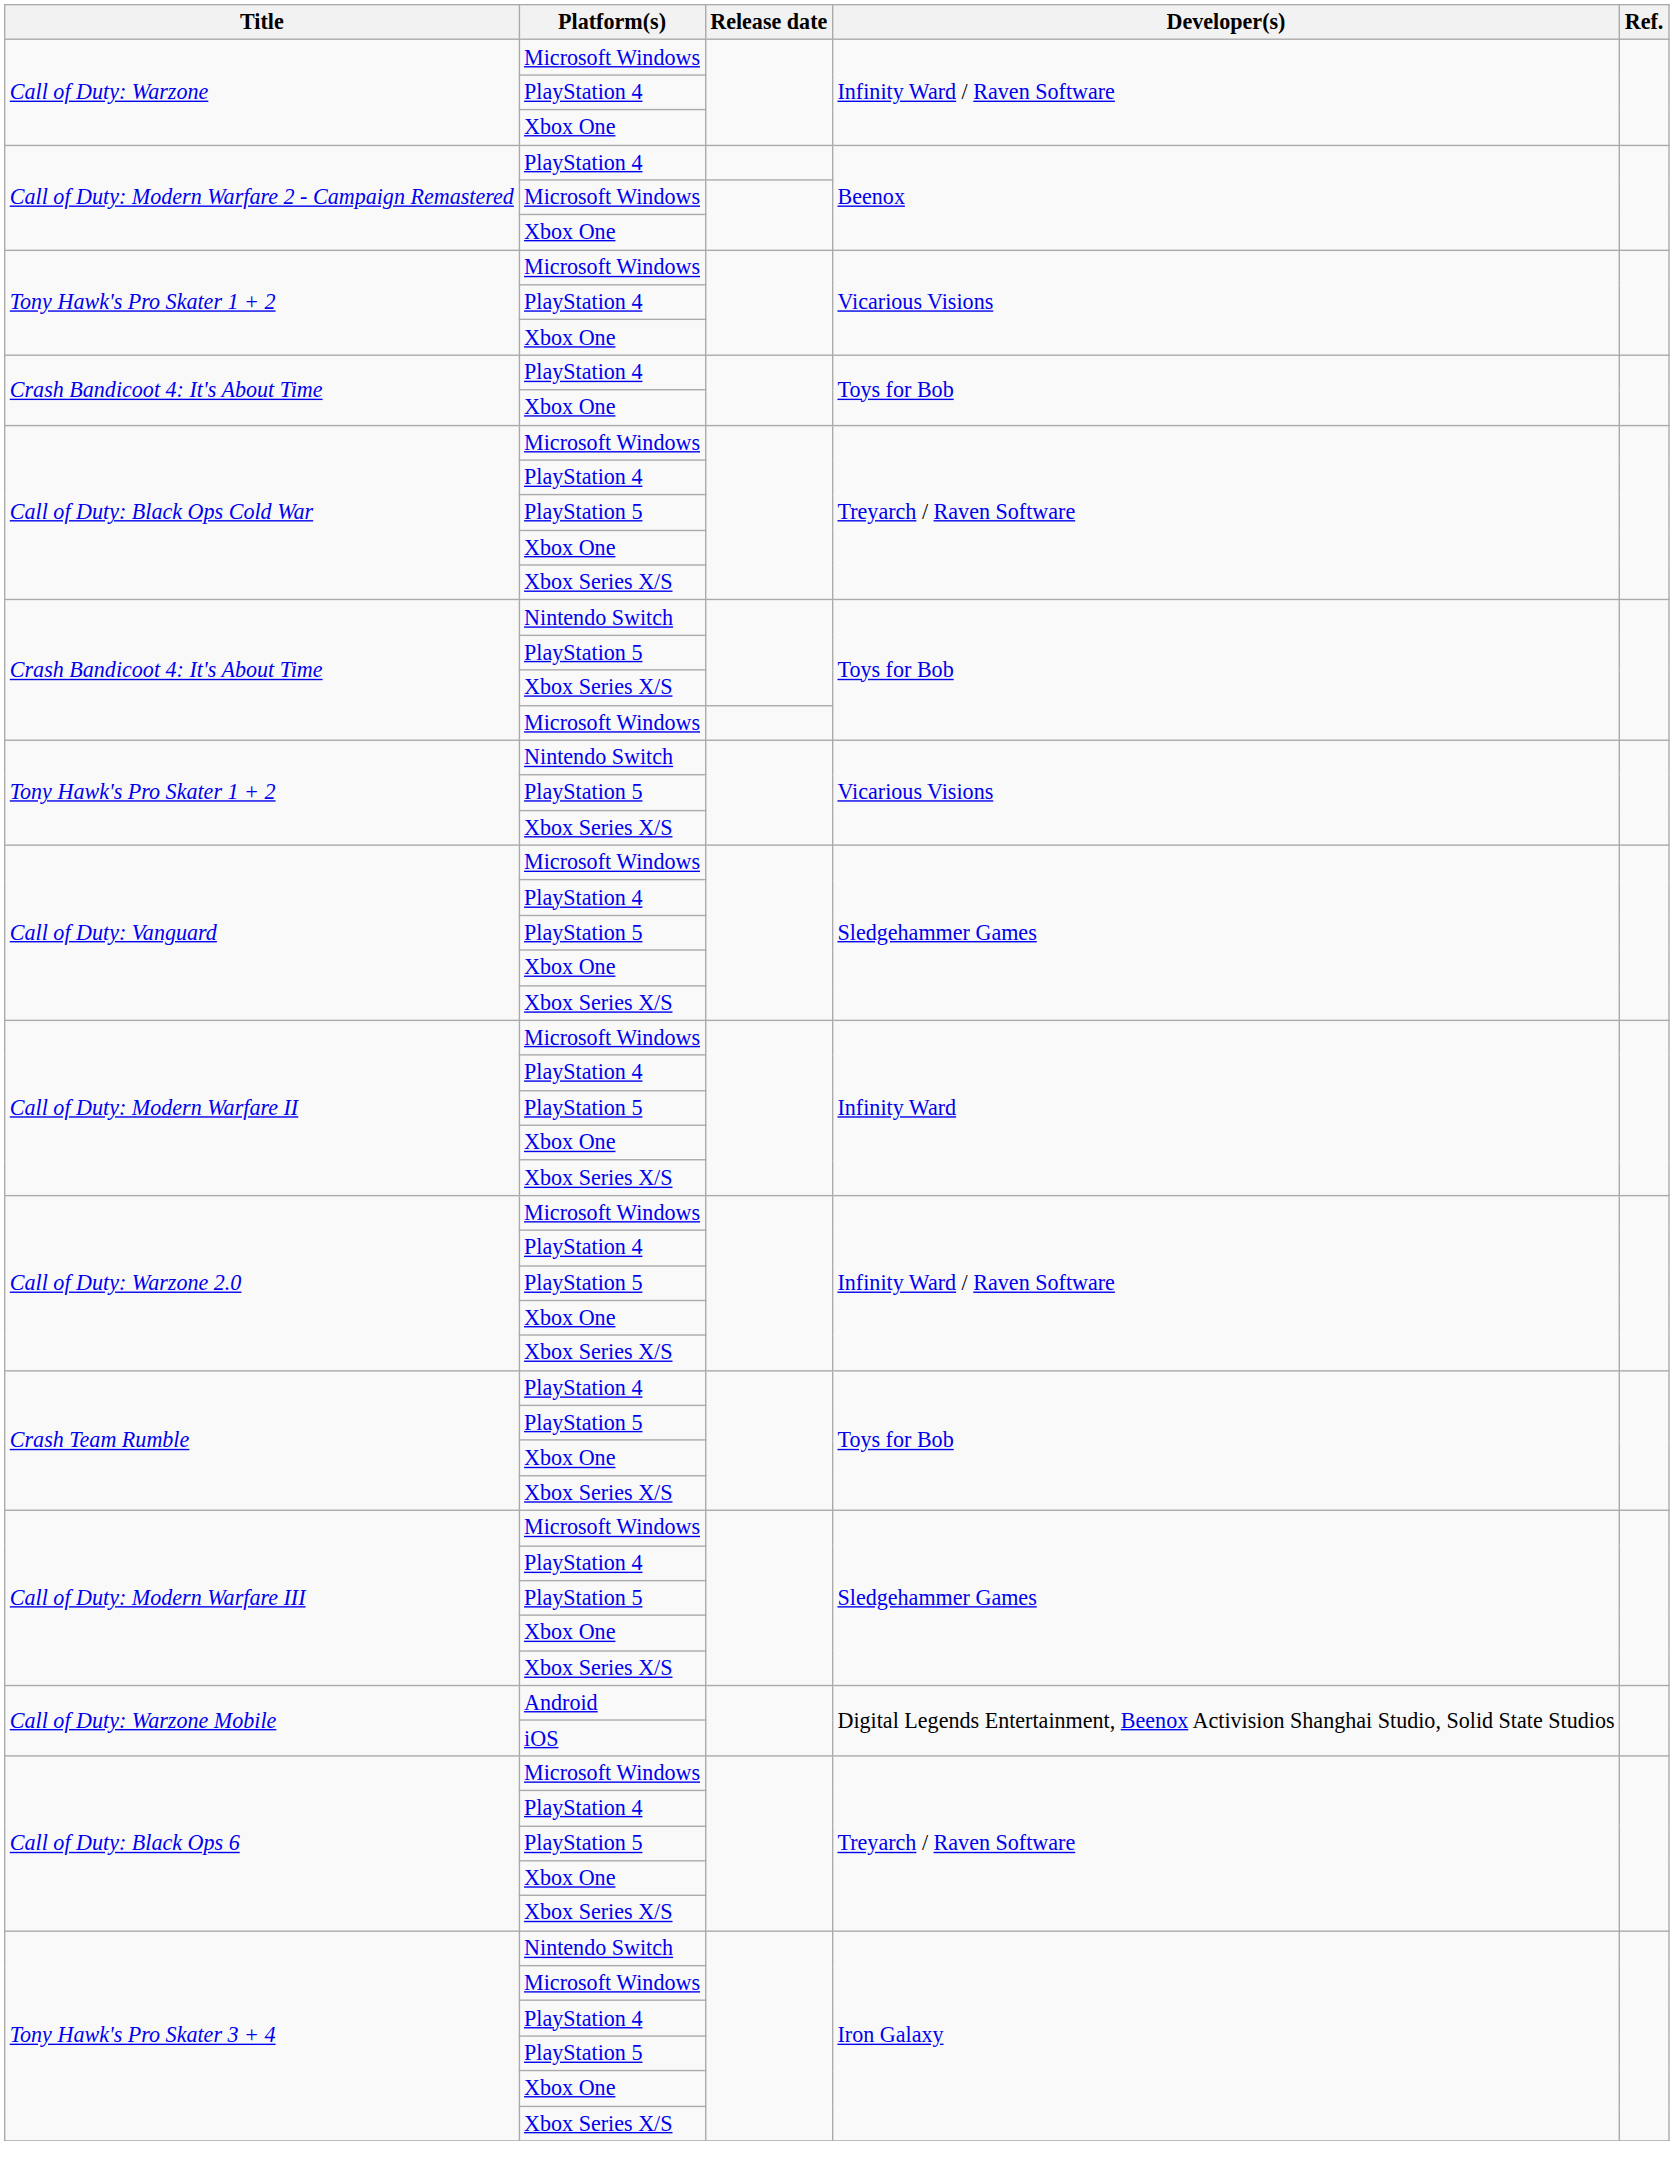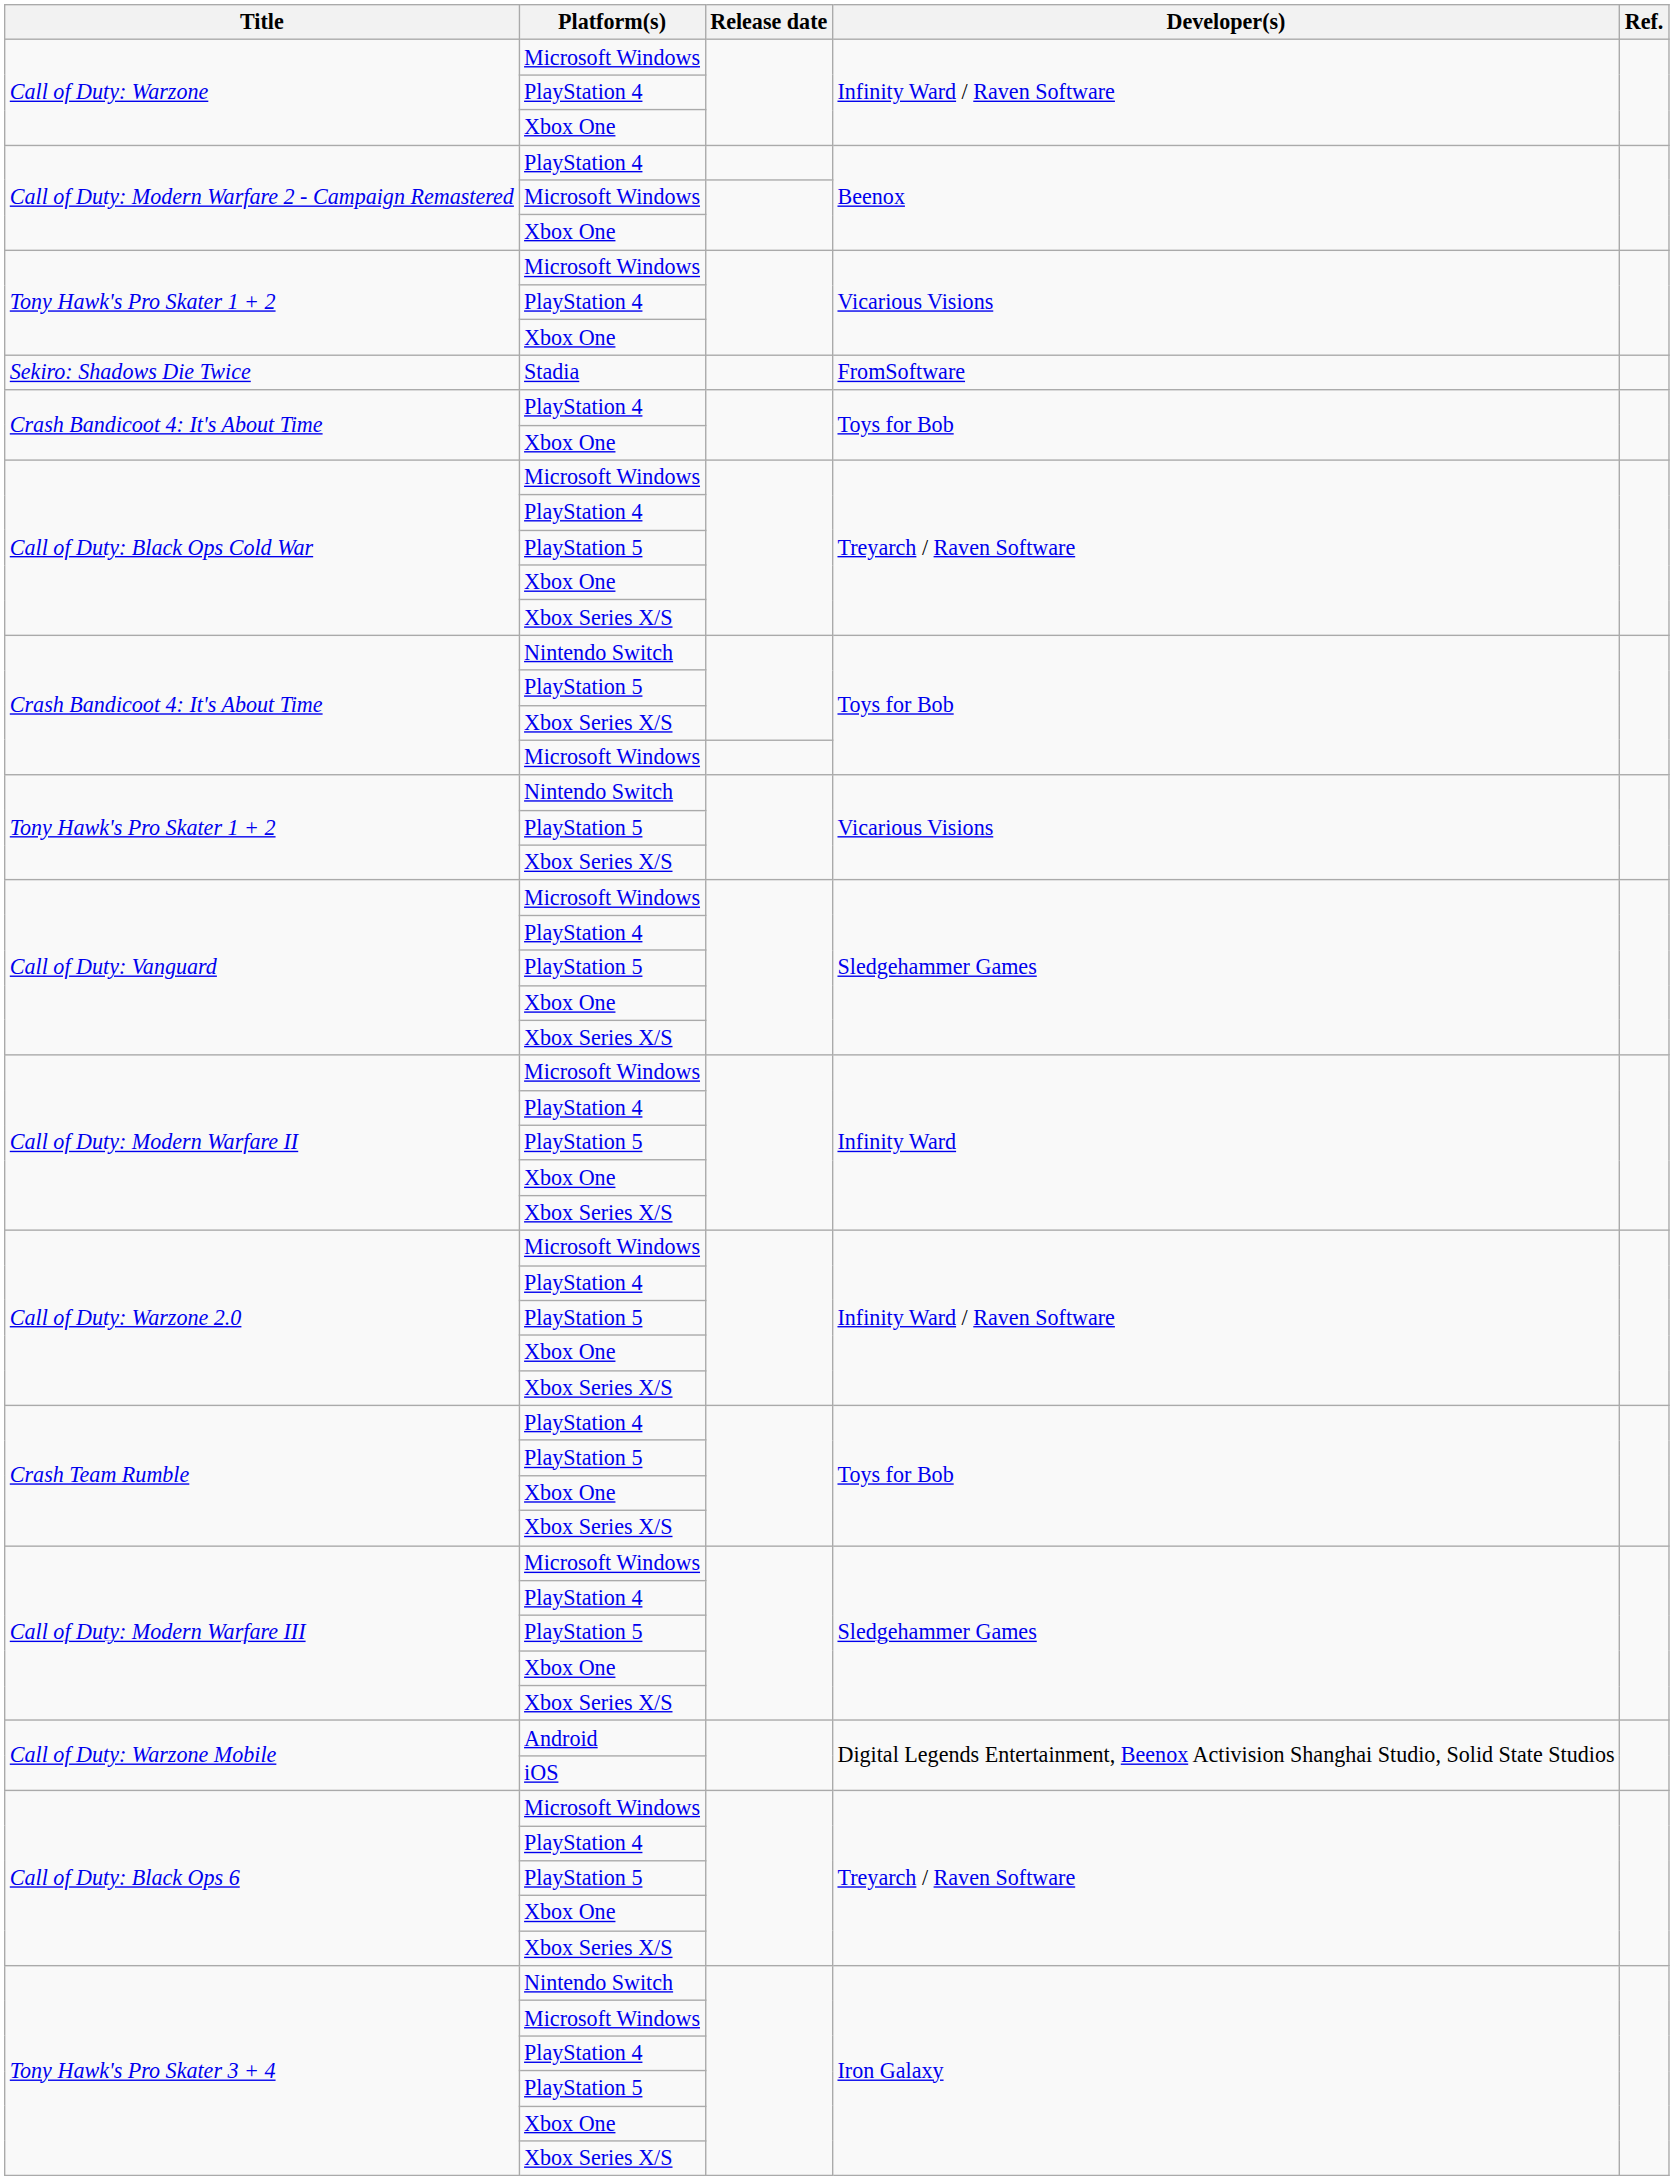+ row: (130, 372)
